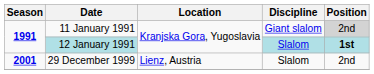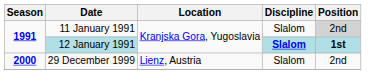(293, 28) Giant slalom -> (289, 28) Slalom
(293, 45) normal -> (289, 45) bold
(25, 61) 2001 -> (25, 61) 2000
